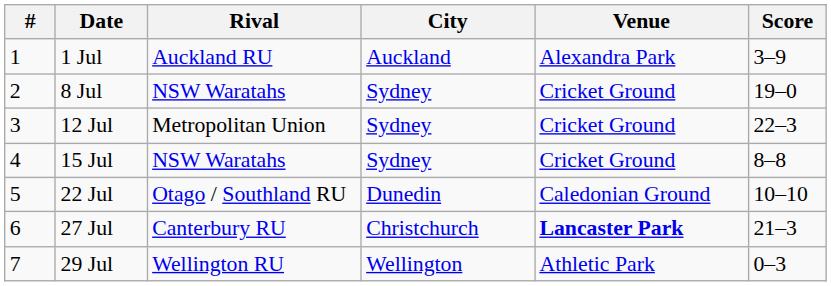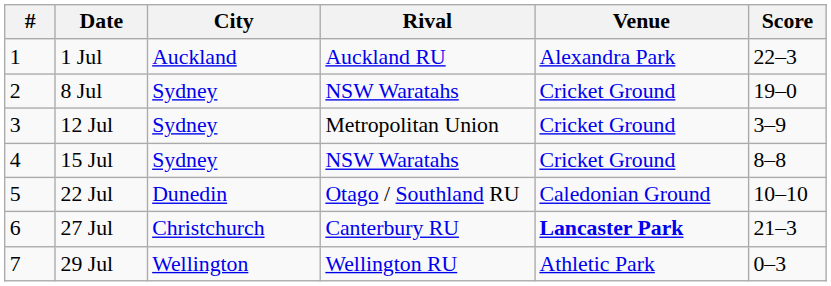columns swapped: (254, 21) <-> (448, 21)
(770, 56) 3–9 -> (775, 56) 22–3
(775, 125) 22–3 -> (770, 125) 3–9
